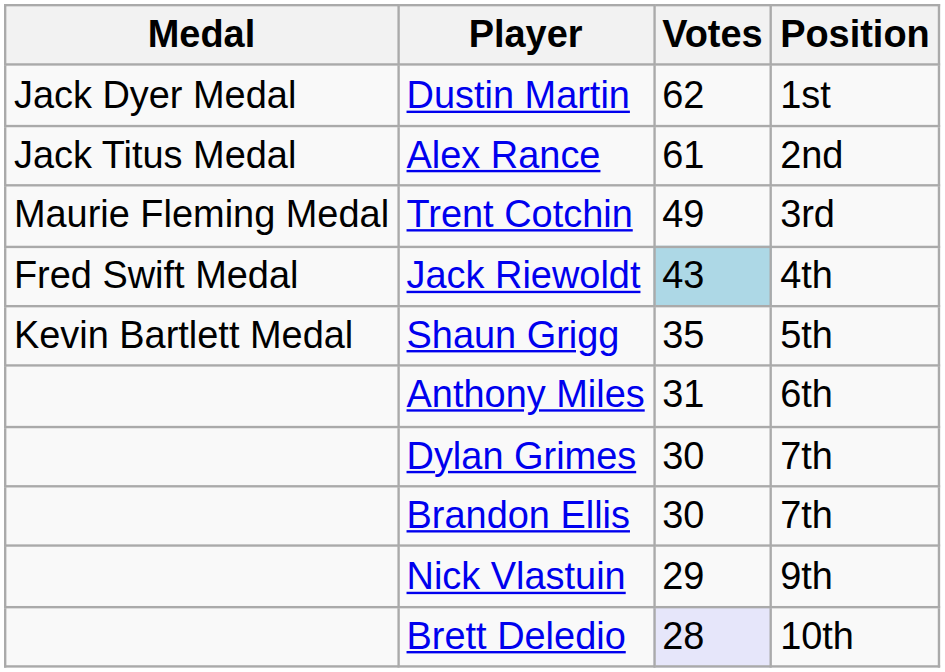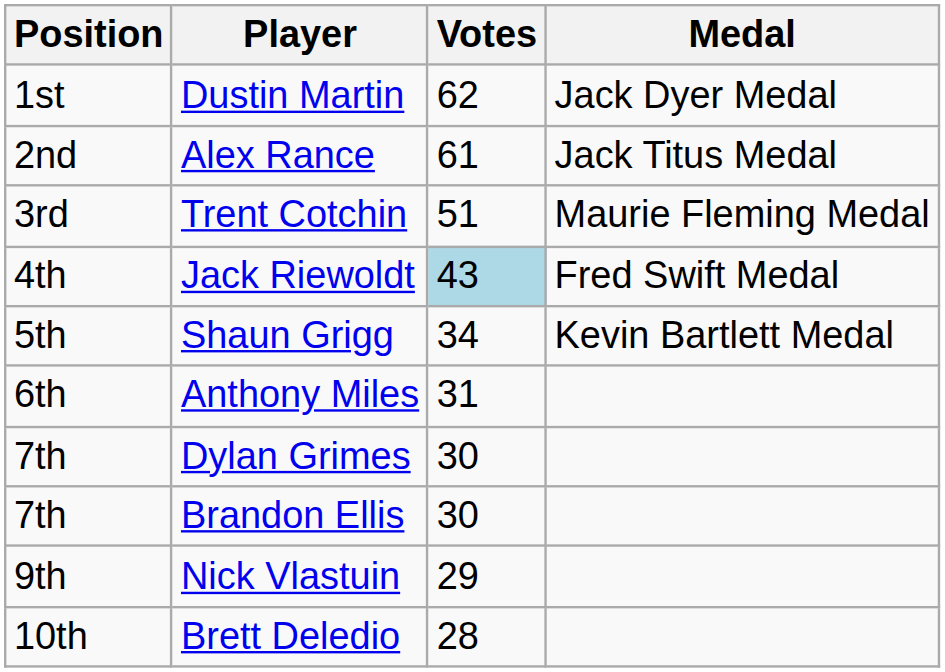columns swapped: (855, 34) <-> (201, 34)
(683, 214) 49 -> (458, 214) 51
(683, 335) 35 -> (458, 335) 34
(683, 635) lavender background -> (458, 635) no background
